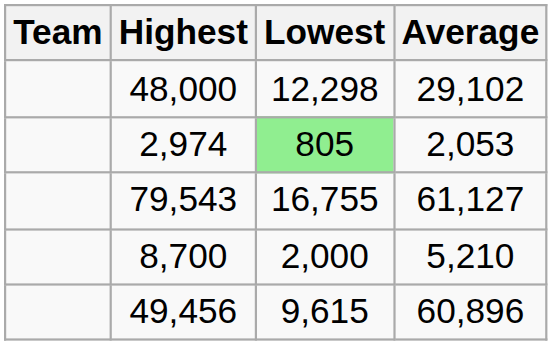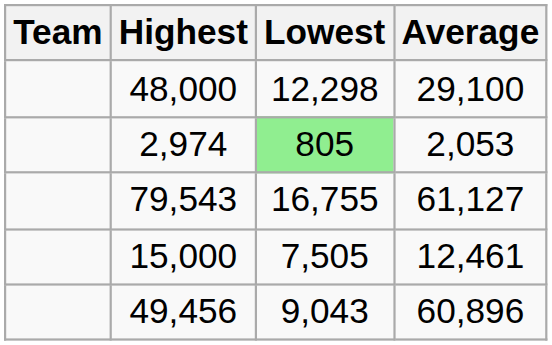(470, 88) 29,102 -> (470, 88) 29,100
- row: (183, 255)
+ row: (183, 255)
(325, 311) 9,615 -> (325, 311) 9,043
